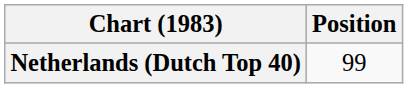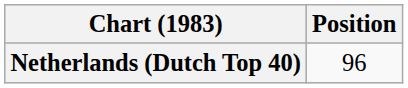(354, 62) 99 -> (354, 62) 96
